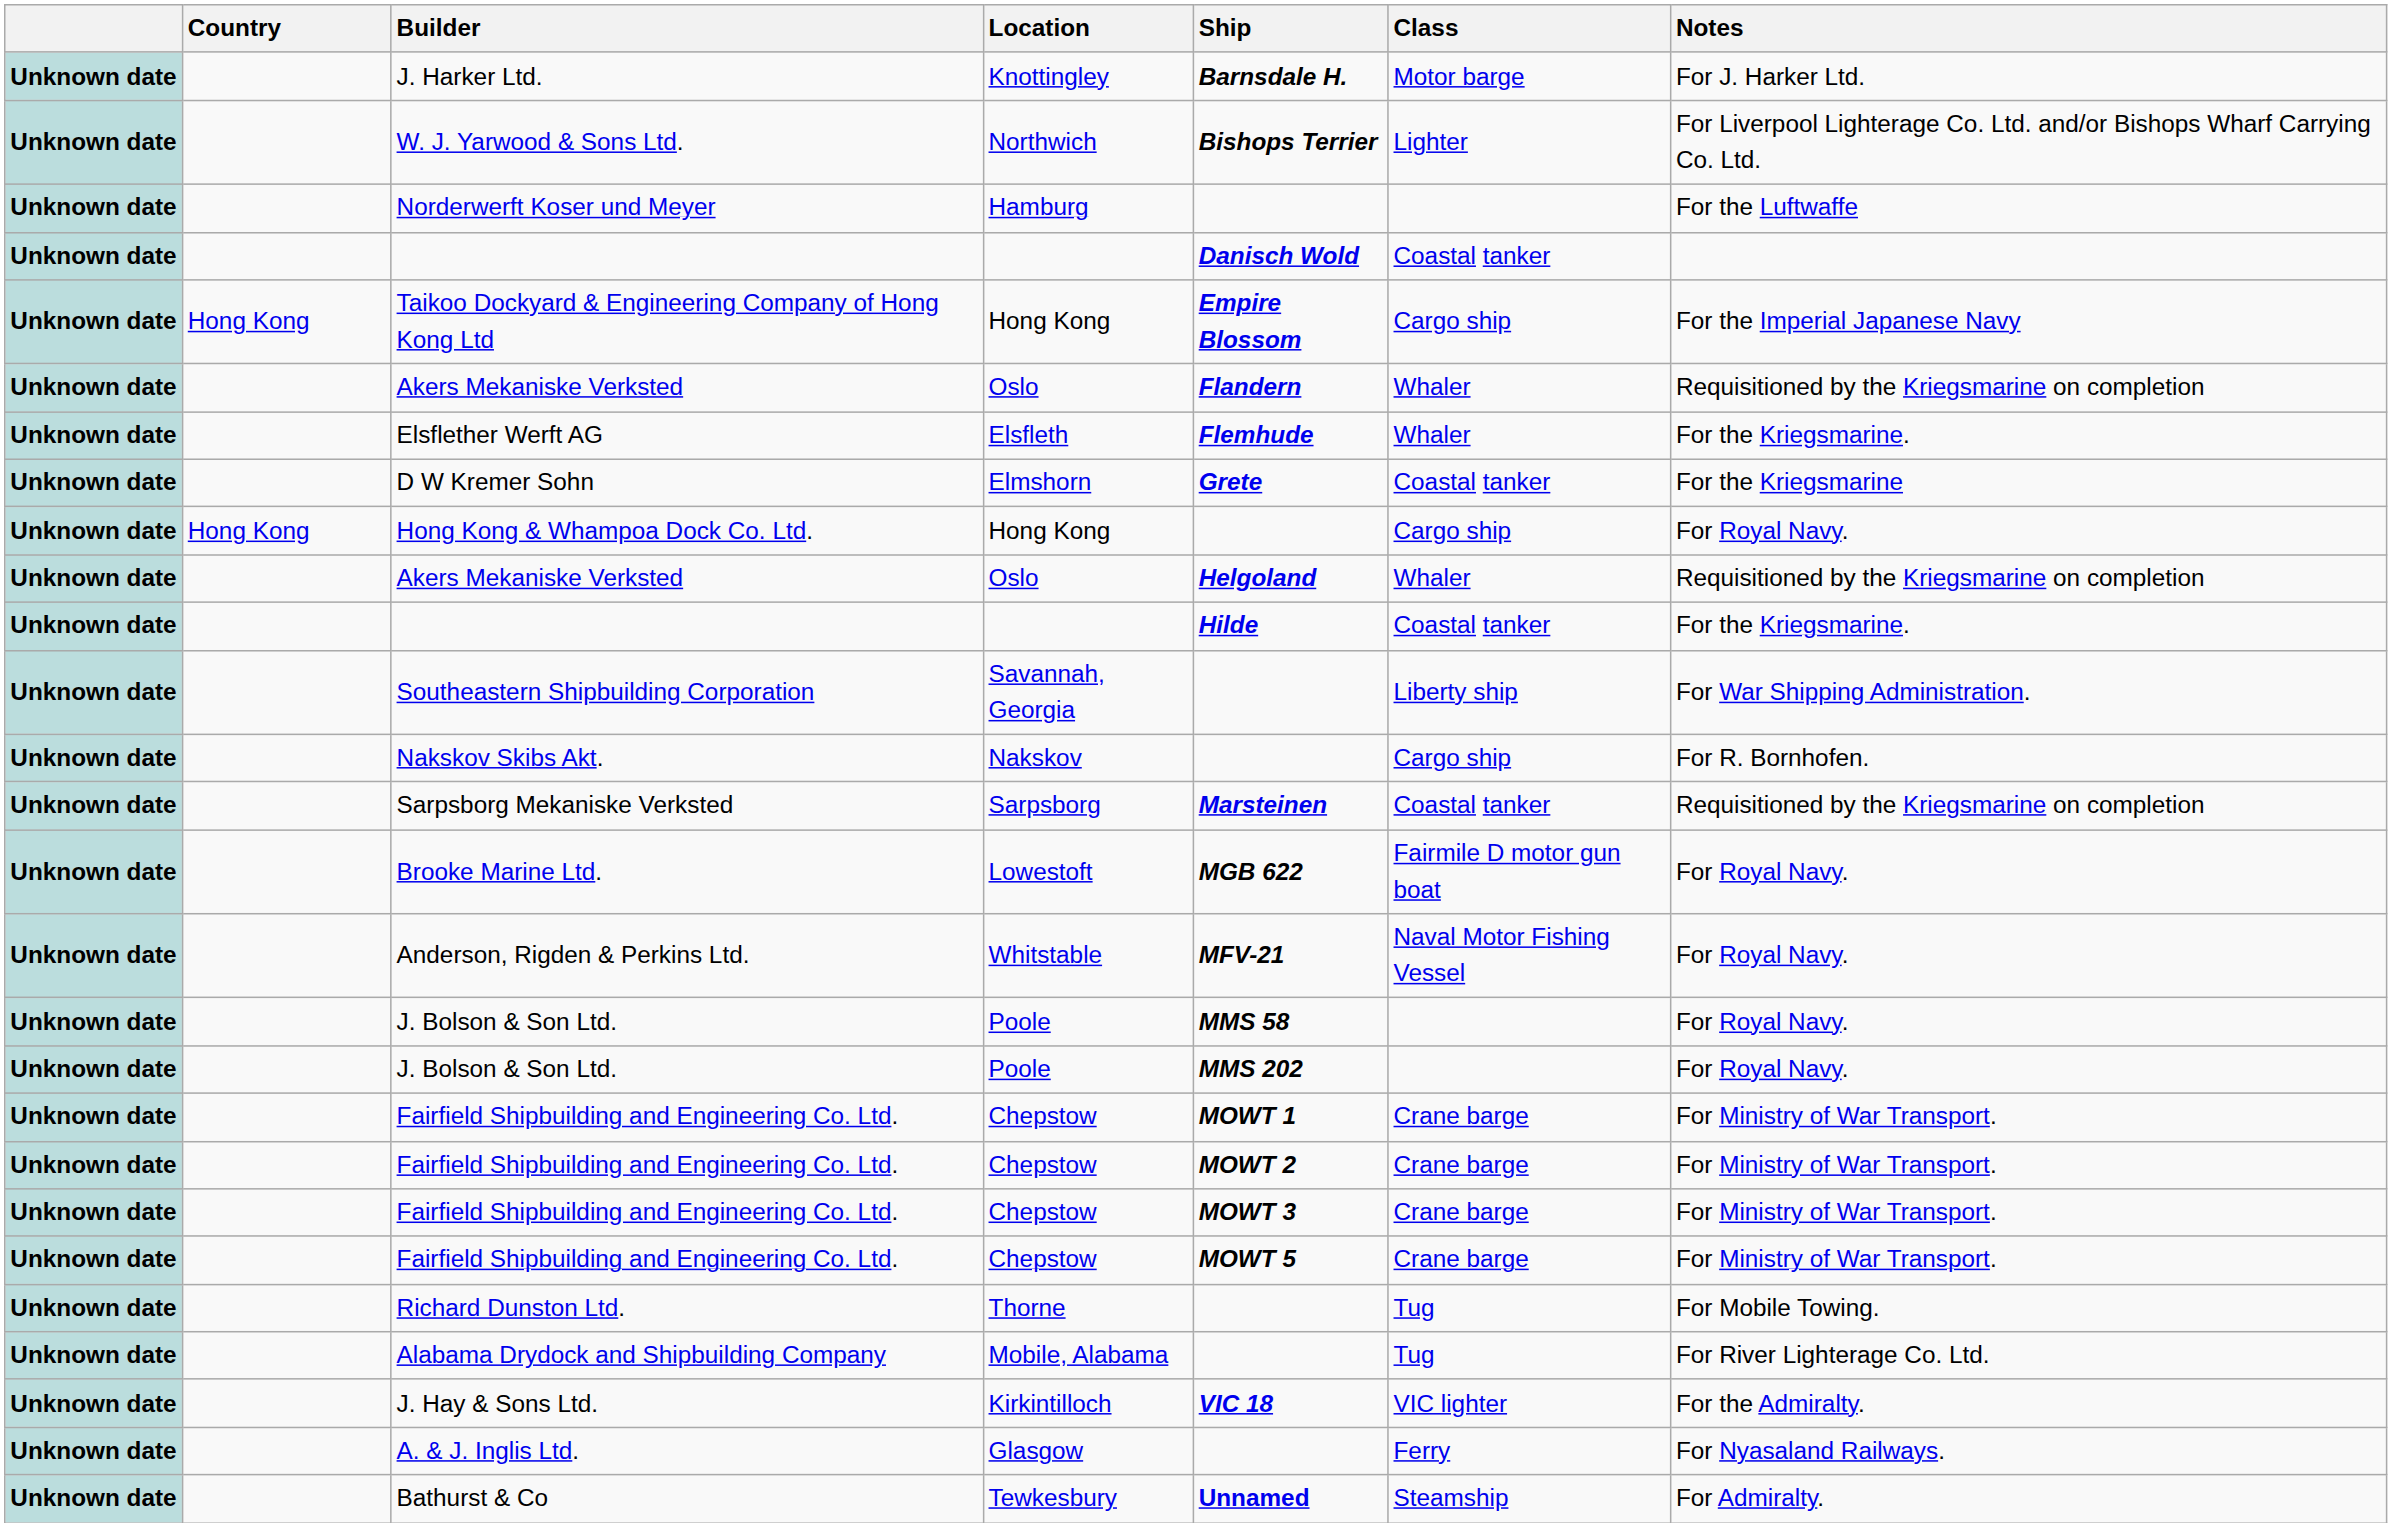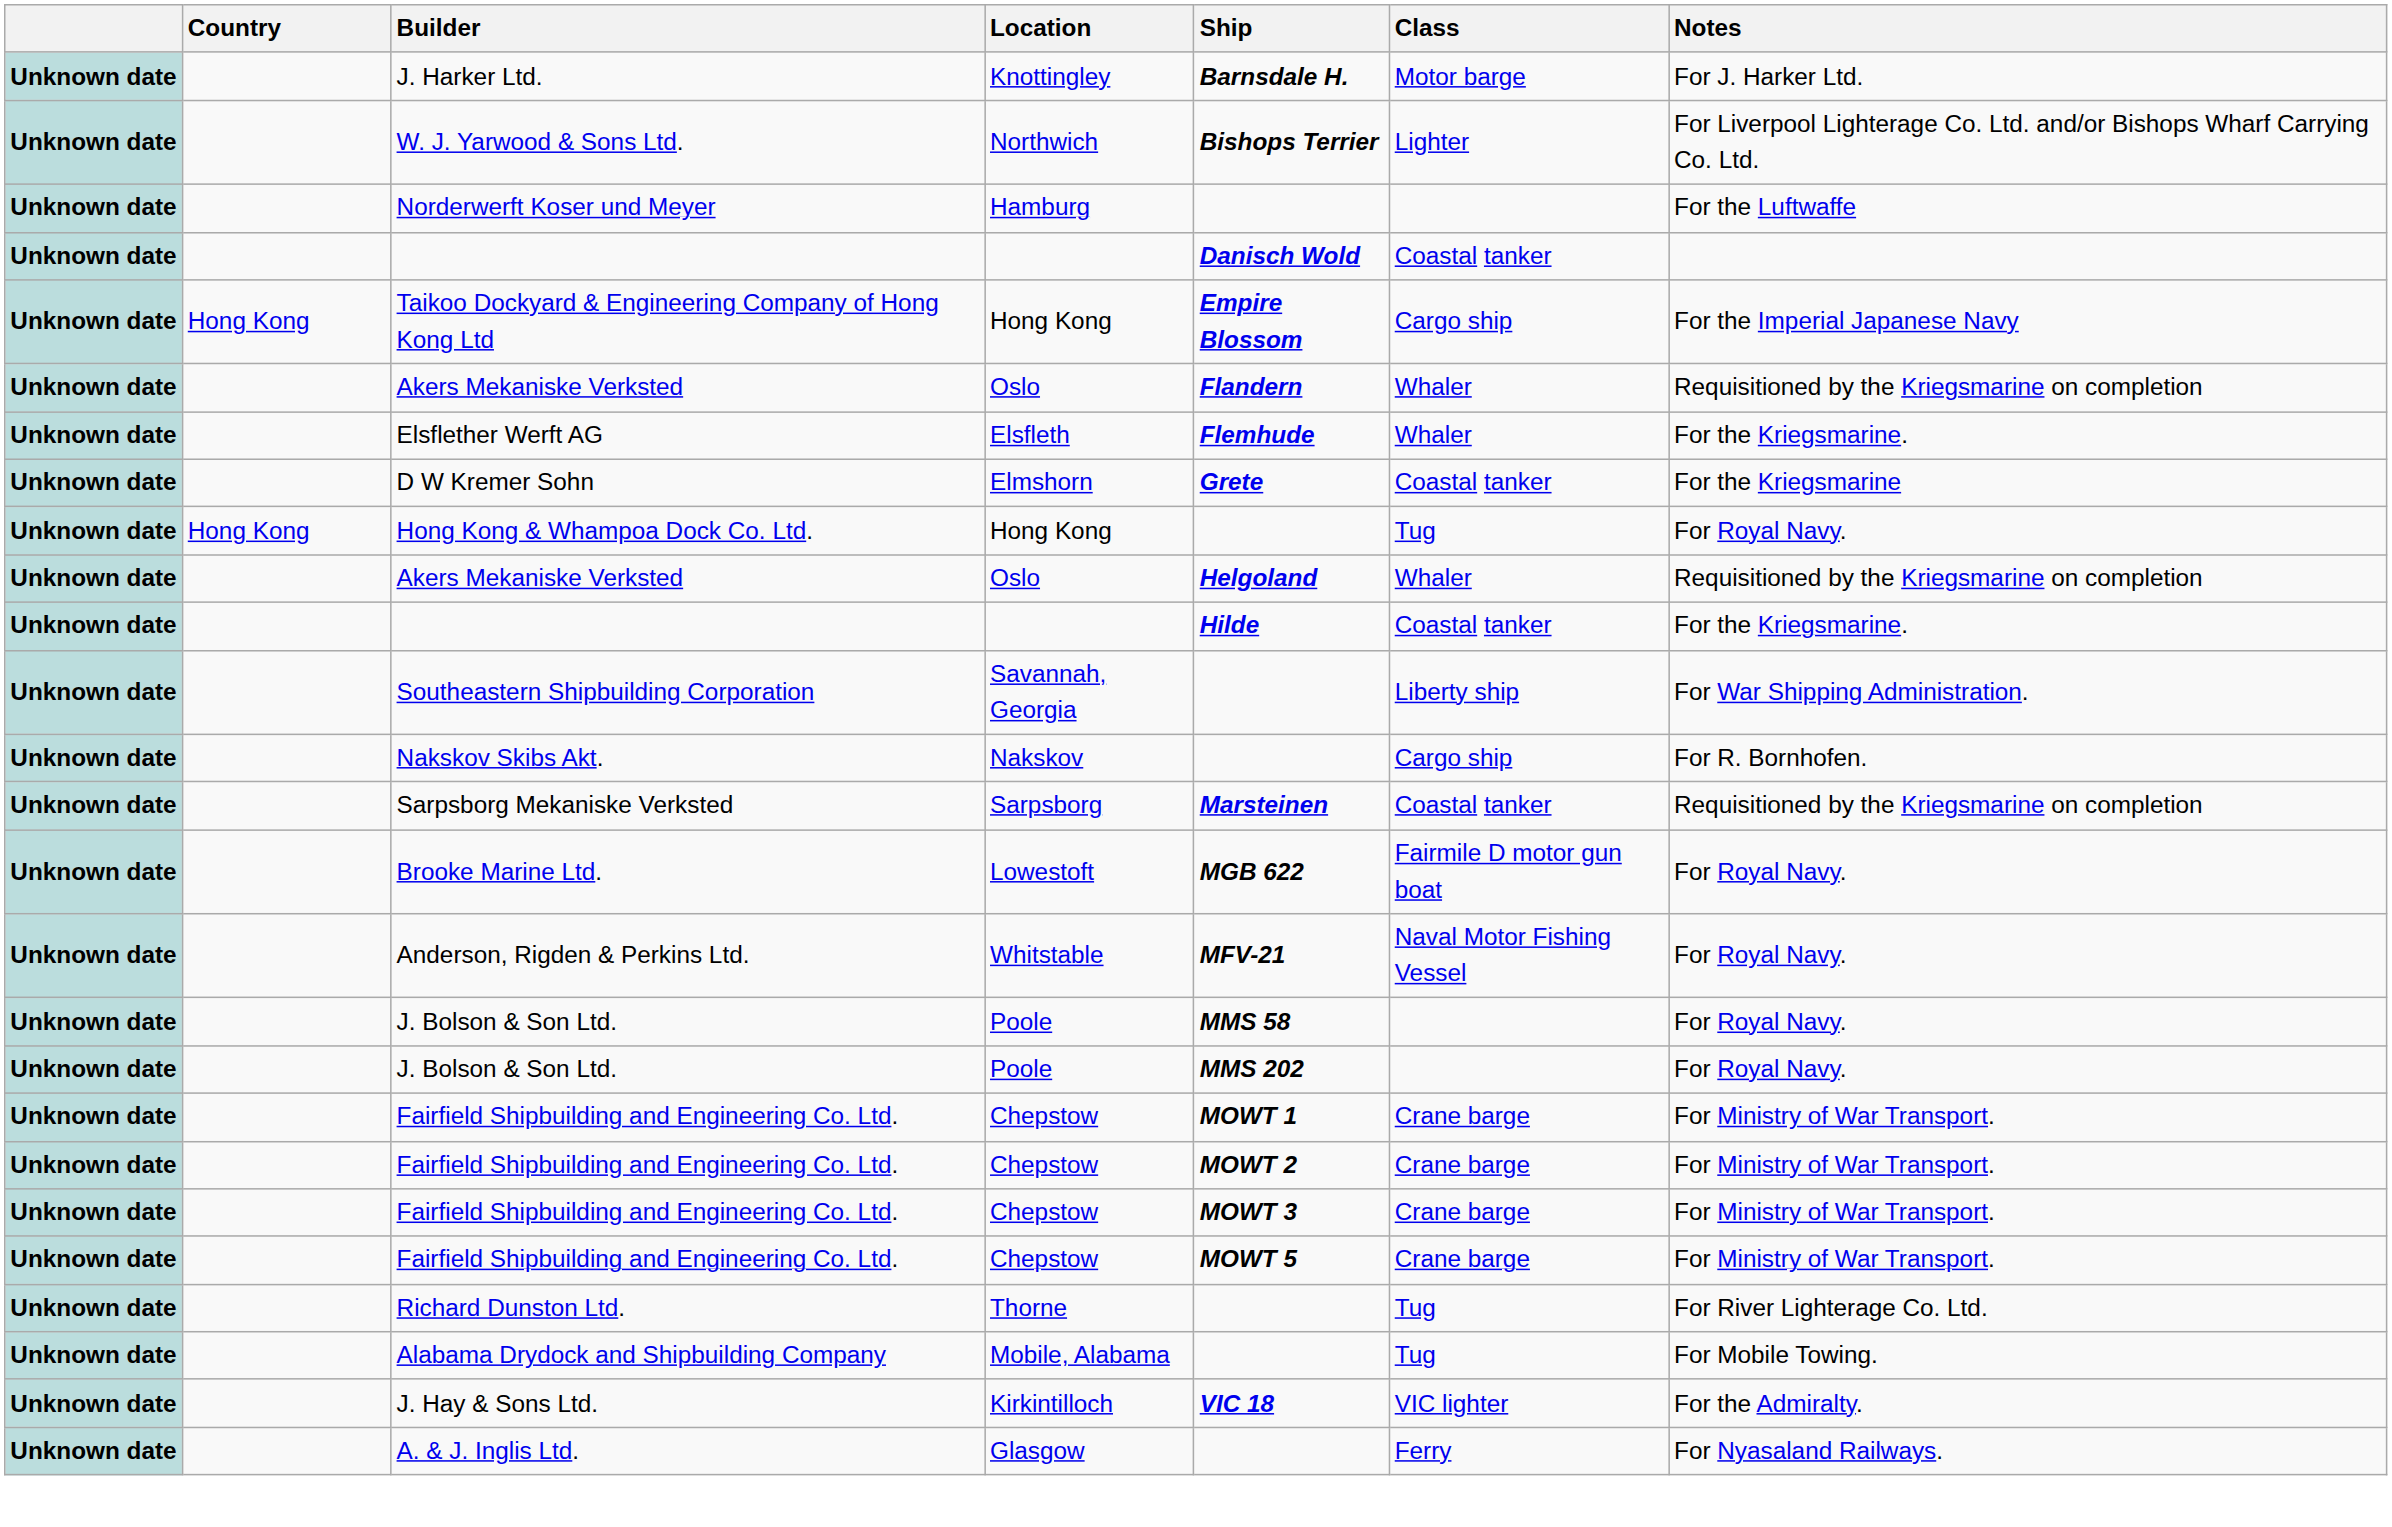(1452, 530) Cargo ship -> (1415, 530) Tug
(1778, 1307) For Mobile Towing. -> (1831, 1307) For River Lighterage Co. Ltd.
(1833, 1355) For River Lighterage Co. Ltd. -> (1776, 1355) For Mobile Towing.
- row: (472, 1498)
